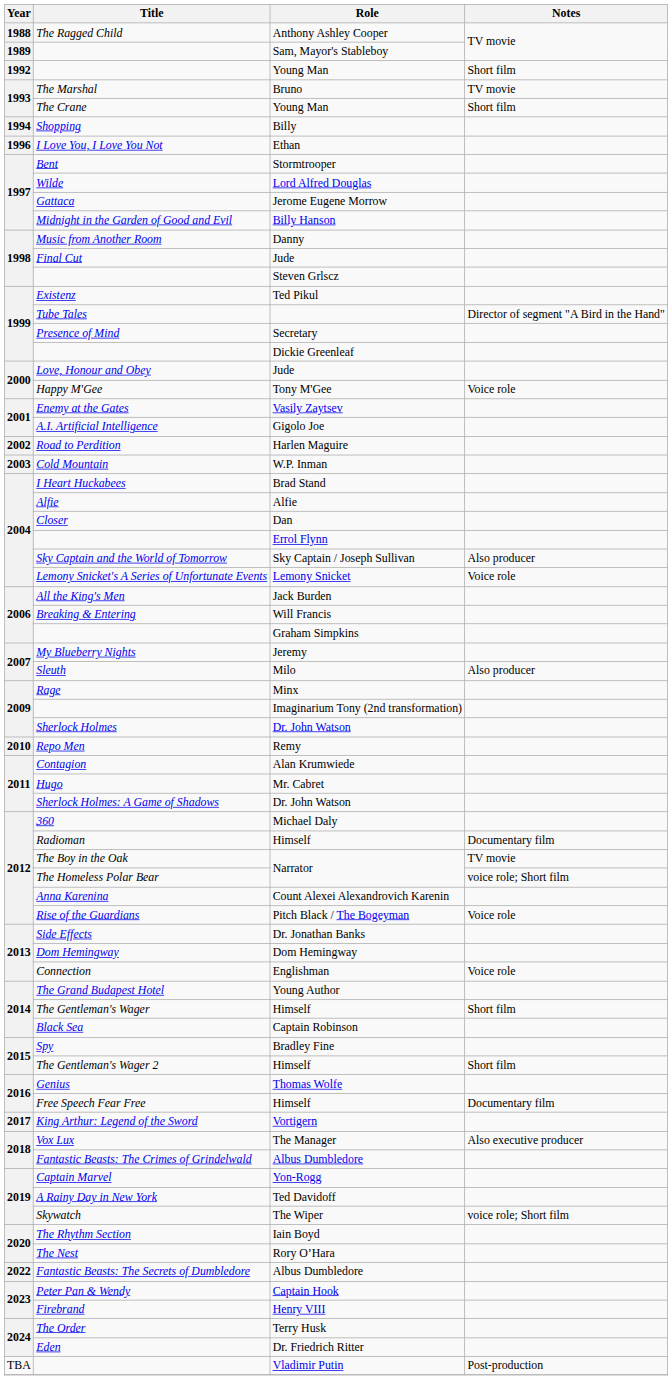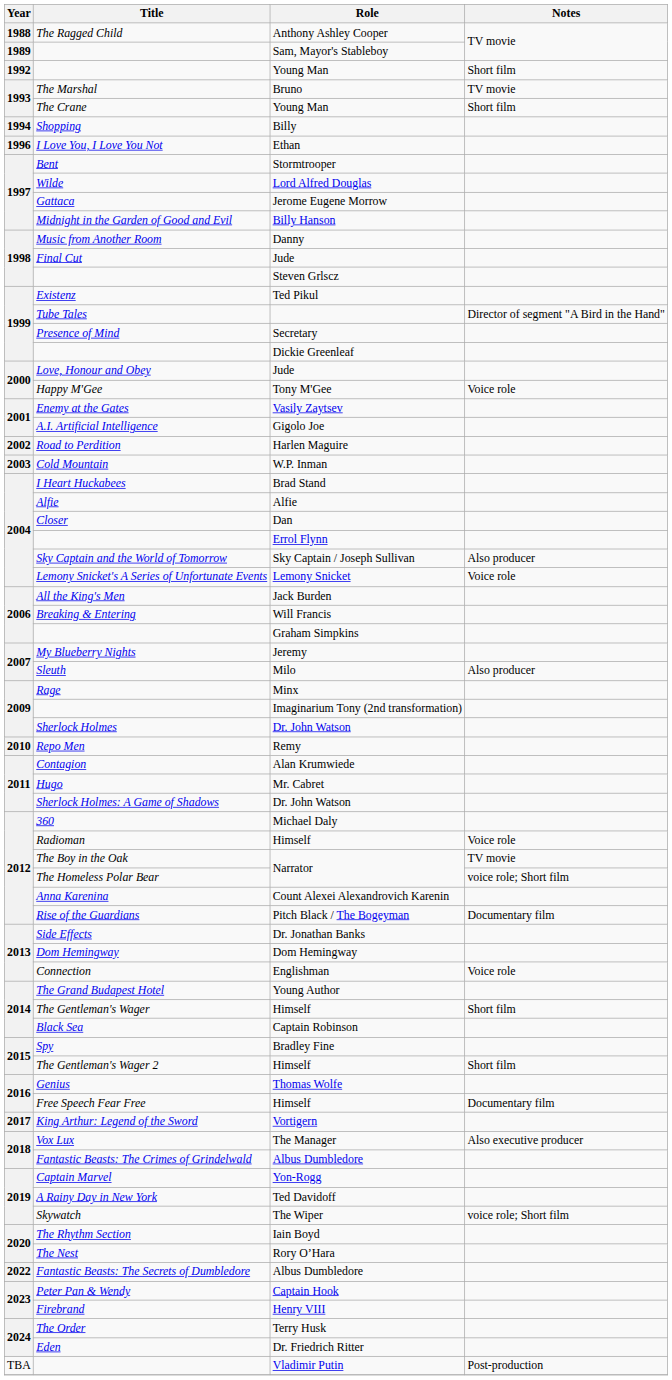(511, 840) Documentary film -> (492, 840) Voice role
(492, 915) Voice role -> (511, 915) Documentary film
